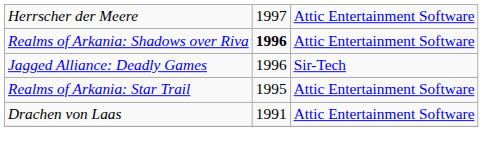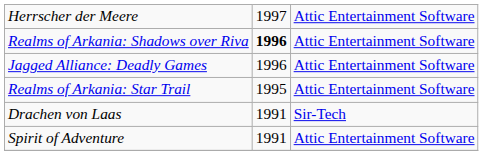(320, 65) Sir-Tech -> (384, 65) Attic Entertainment Software
(384, 114) Attic Entertainment Software -> (320, 114) Sir-Tech
+ row: (66, 138)
